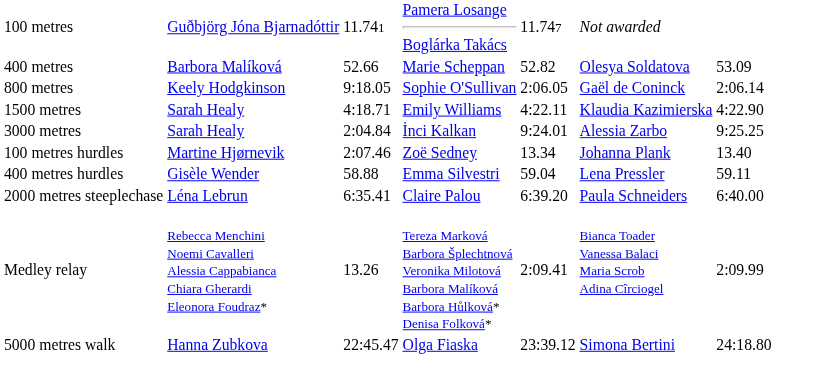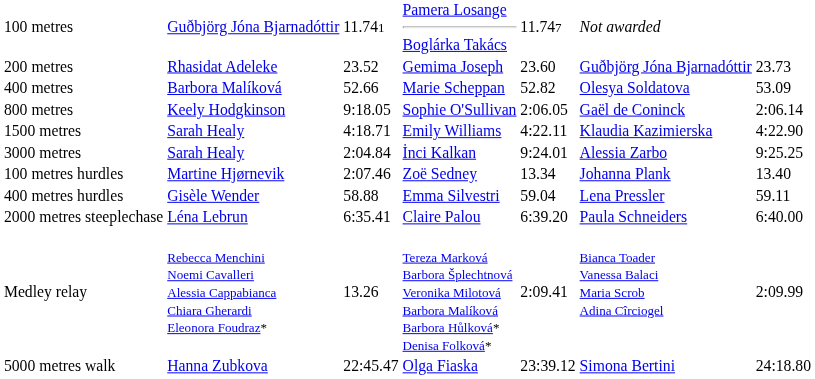+ row: (39, 66)
